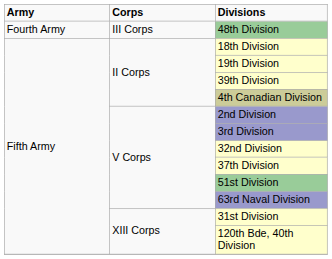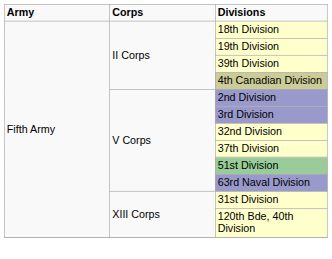- row: (248, 30)
